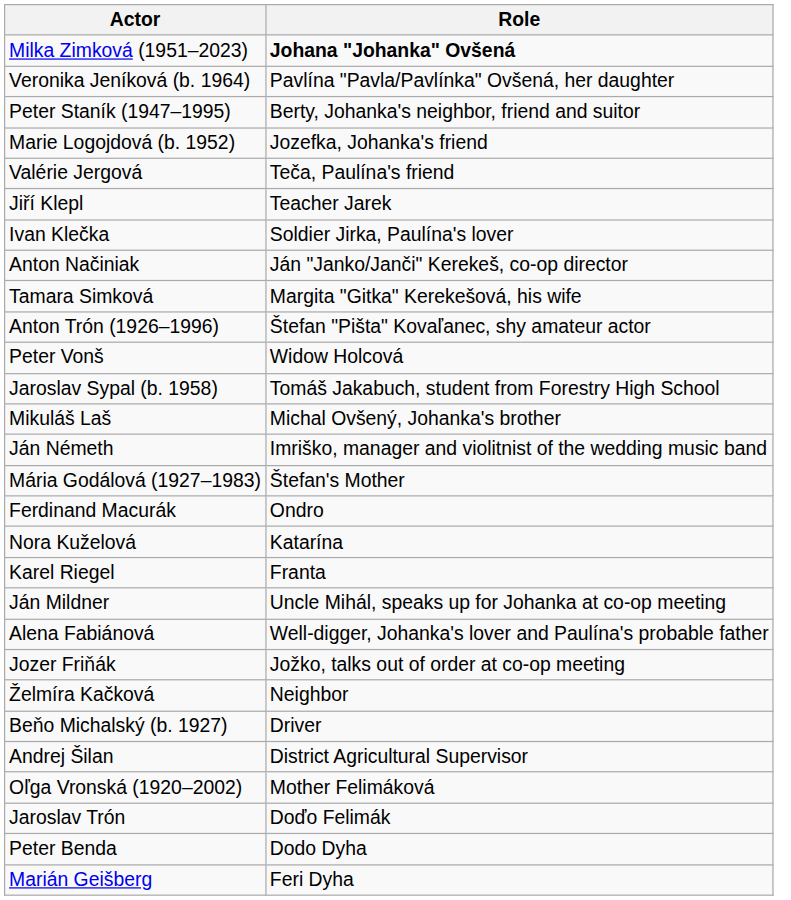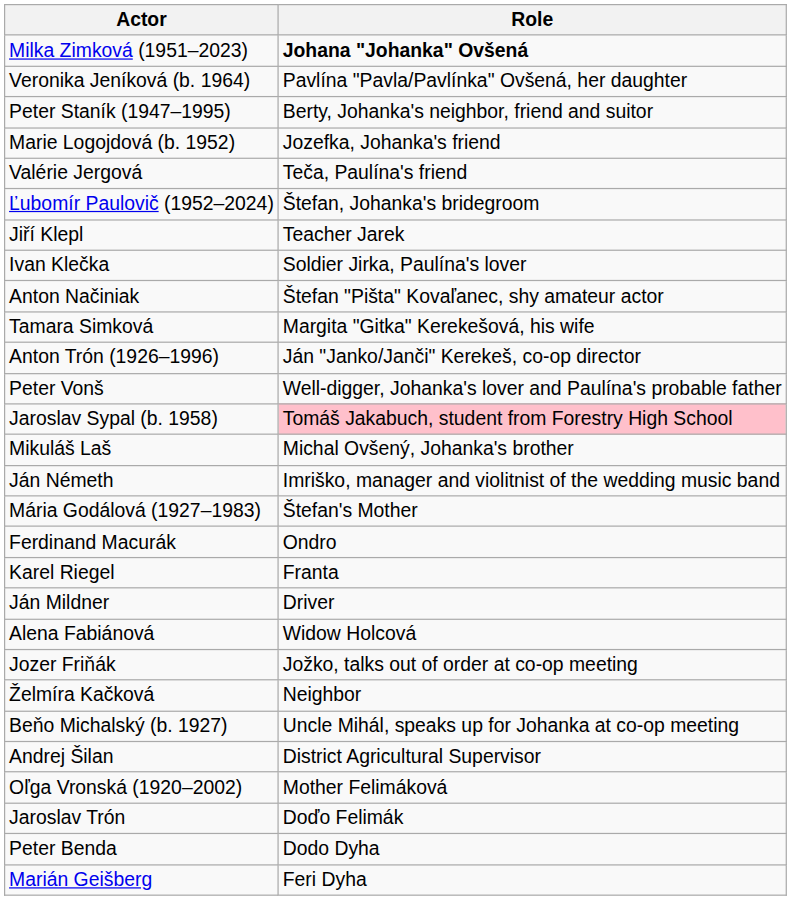+ row: (141, 204)
(449, 265) Ján "Janko/Janči" Kerekeš, co-op director -> (473, 296) Štefan "Pišta" Kovaľanec, shy amateur actor
(460, 326) Štefan "Pišta" Kovaľanec, shy amateur actor -> (462, 357) Ján "Janko/Janči" Kerekeš, co-op director
(337, 357) Widow Holcová -> (532, 388) Well-digger, Johanka's lover and Paulína's probable father
(495, 388) no background -> (508, 419) pink background
- row: (73, 541)
(498, 603) Uncle Mihál, speaks up for Johanka at co-op meeting -> (309, 603) Driver
(519, 633) Well-digger, Johanka's lover and Paulína's probable father -> (349, 633) Widow Holcová
(296, 726) Driver -> (511, 726) Uncle Mihál, speaks up for Johanka at co-op meeting
